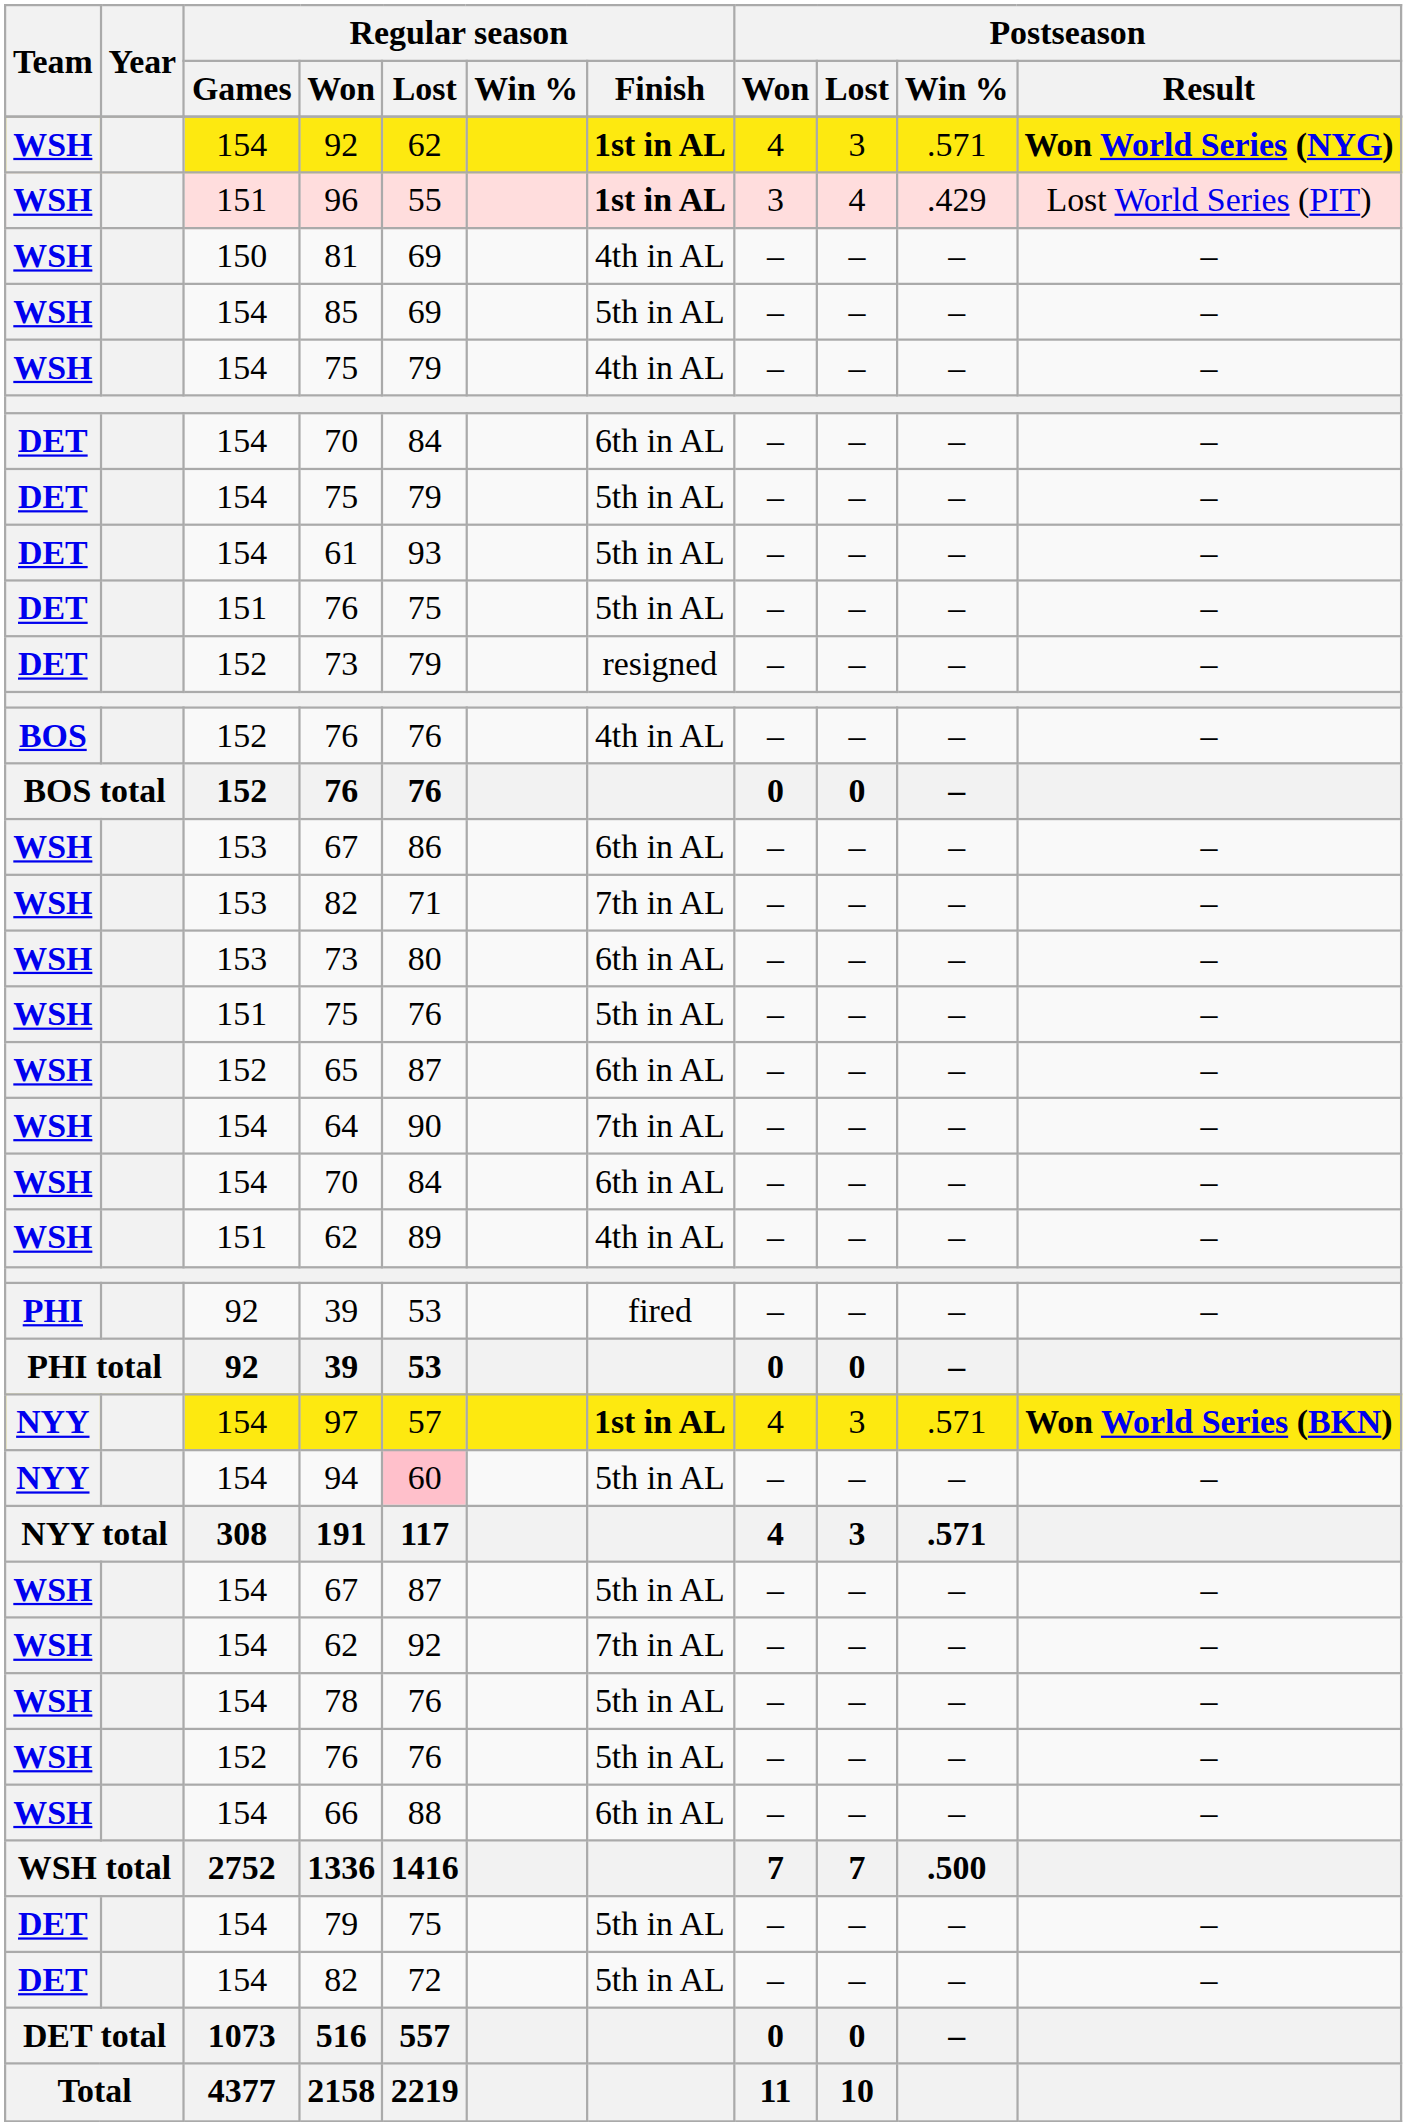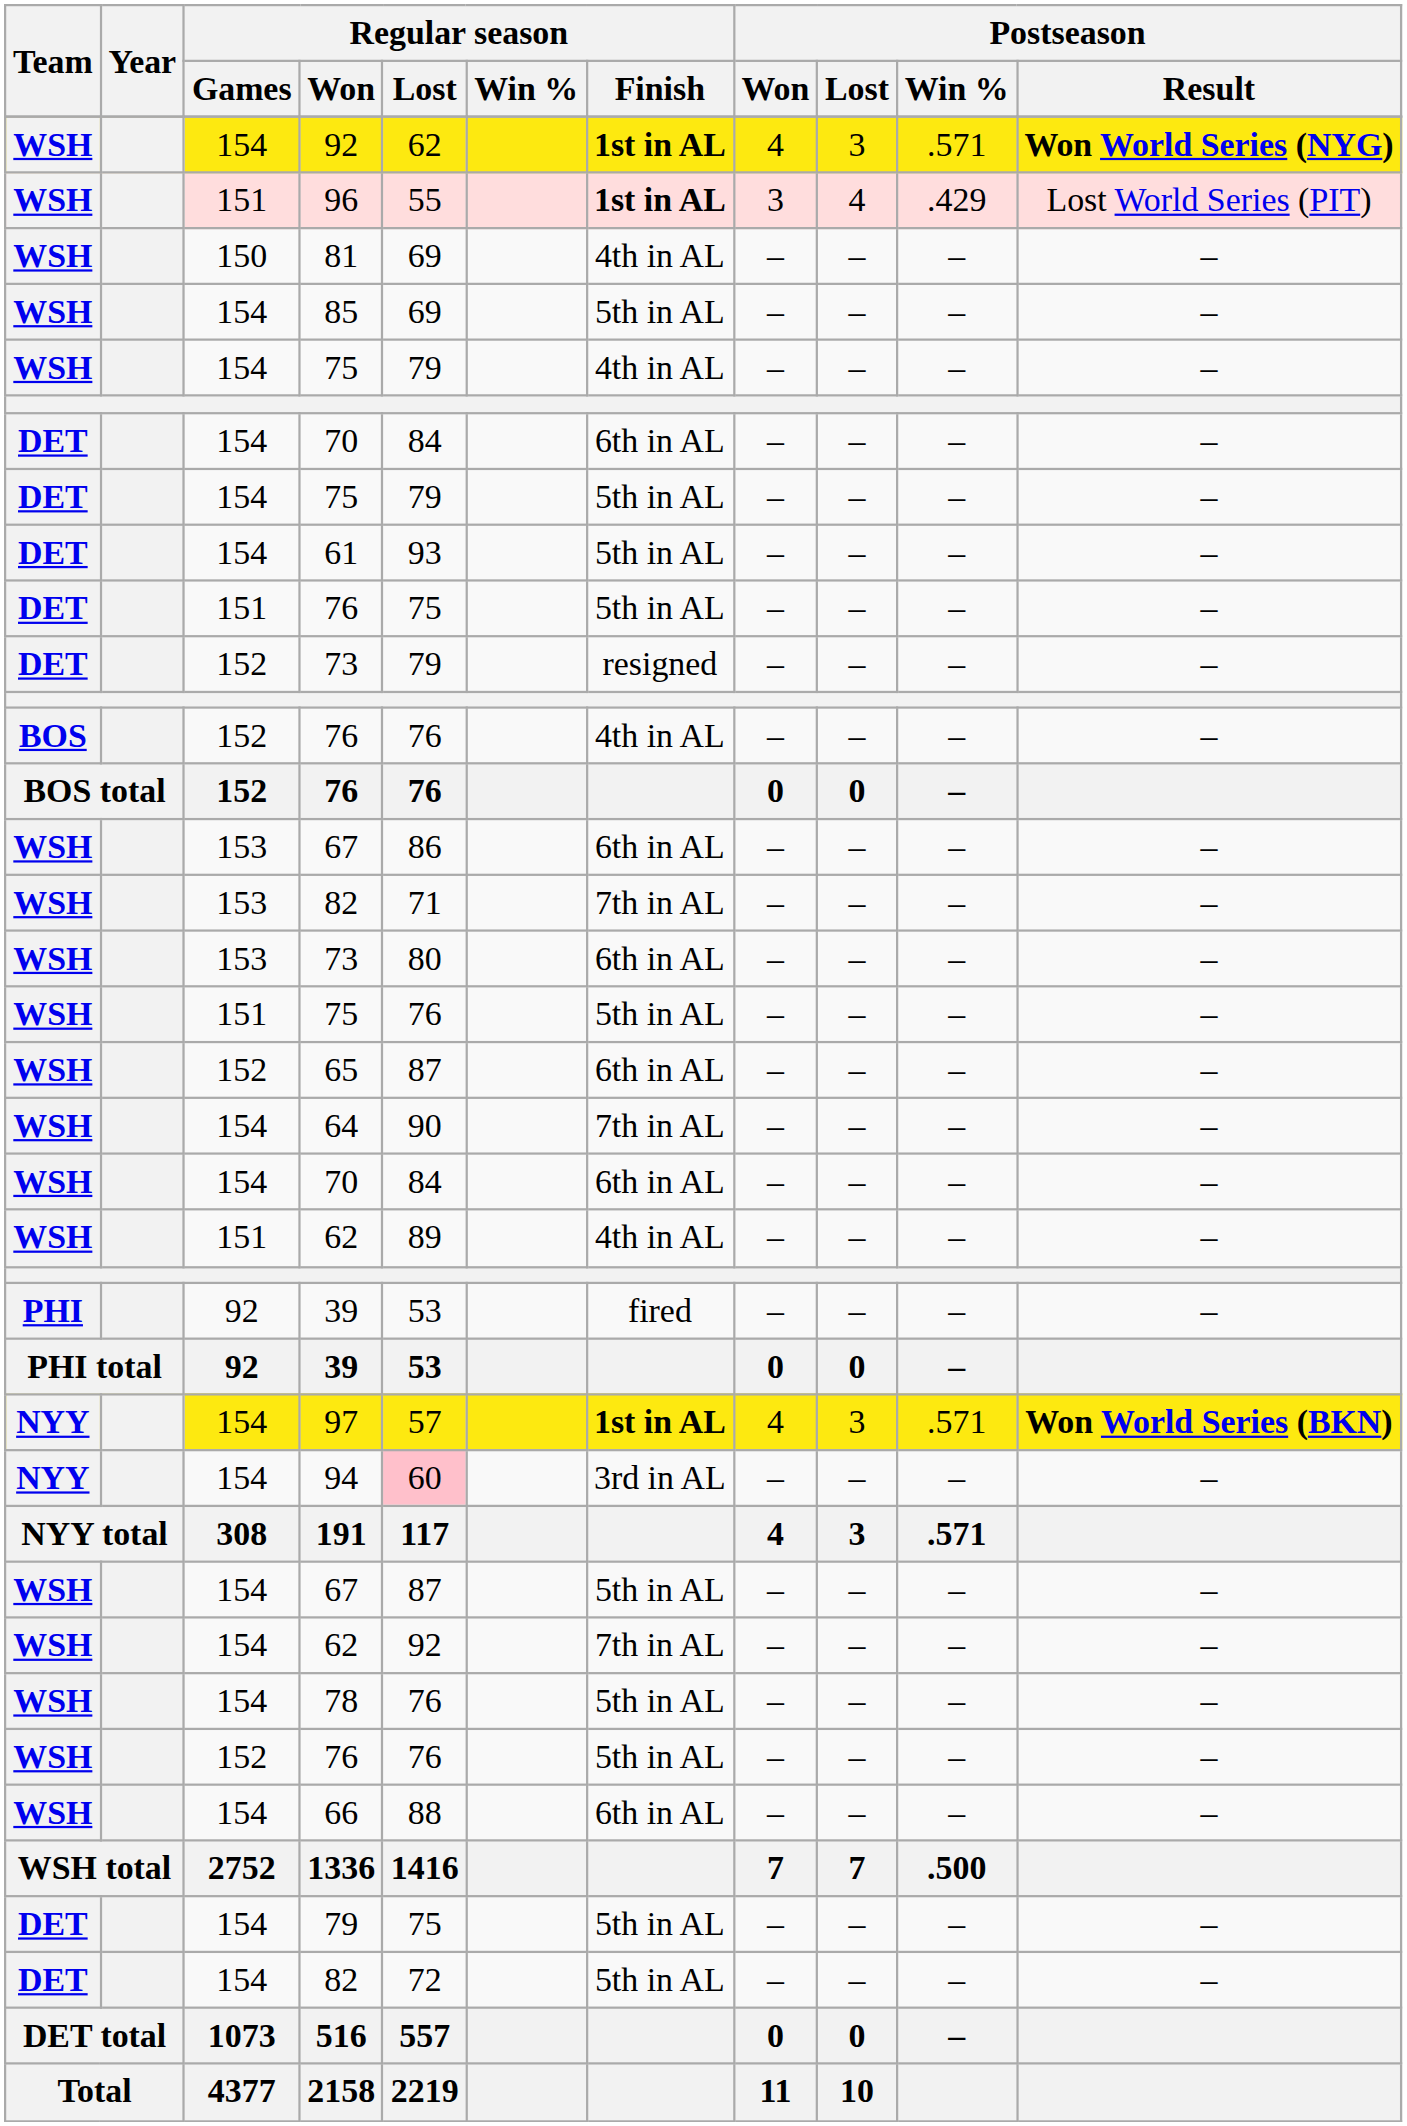(660, 1477) 5th in AL -> (660, 1477) 3rd in AL
